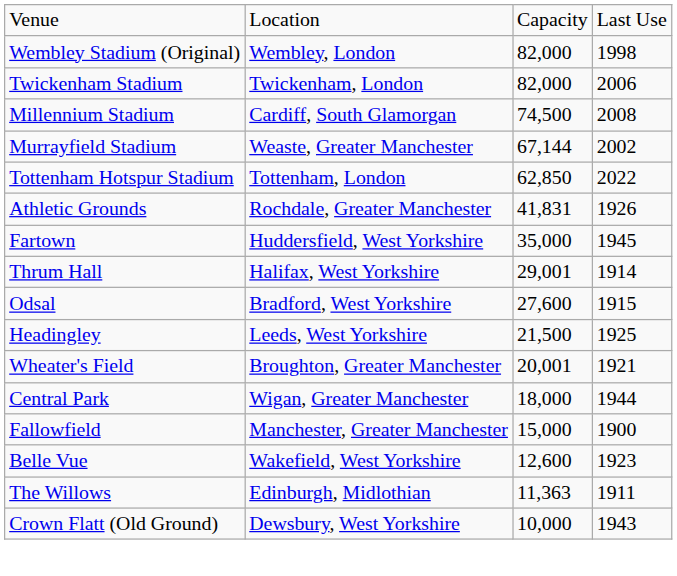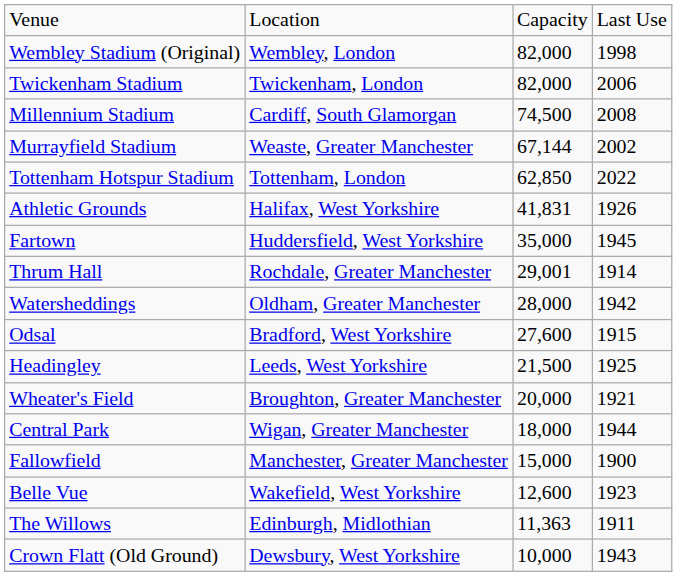(370, 209) Rochdale, Greater Manchester -> (344, 209) Halifax, West Yorkshire
(344, 271) Halifax, West Yorkshire -> (370, 271) Rochdale, Greater Manchester
+ row: (72, 303)
(544, 366) 20,001 -> (544, 397) 20,000
